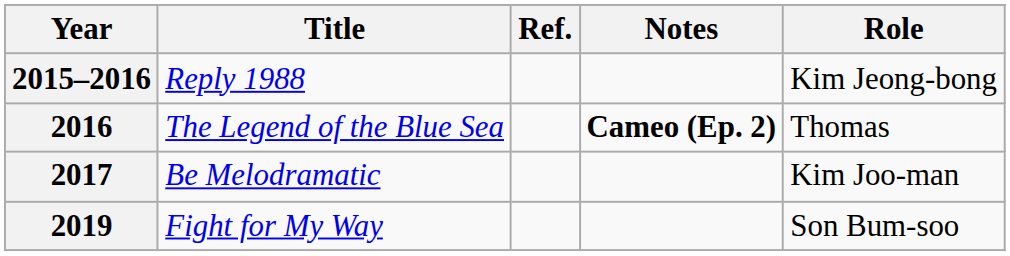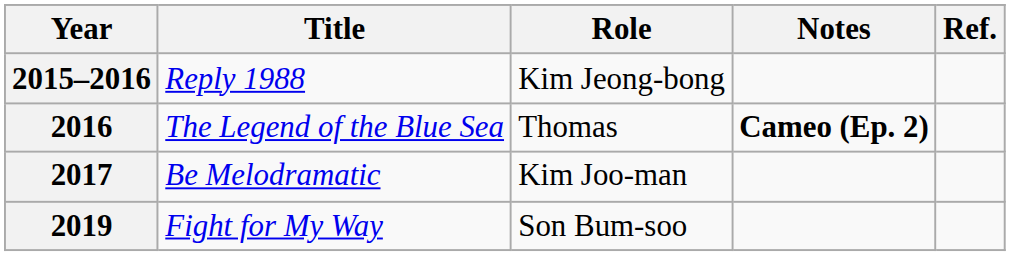columns swapped: (894, 28) <-> (545, 28)
